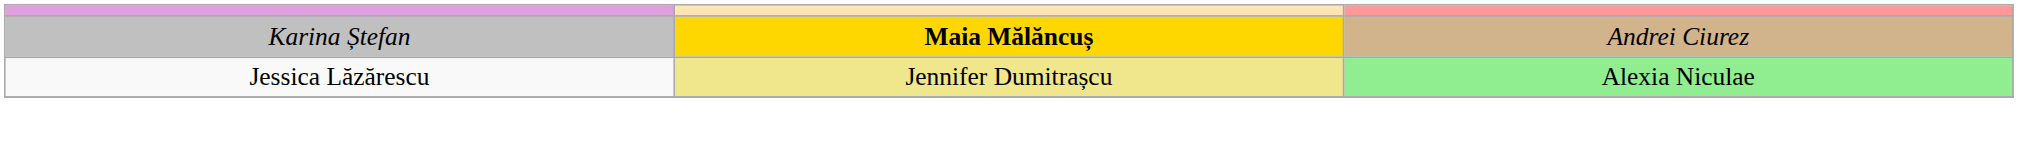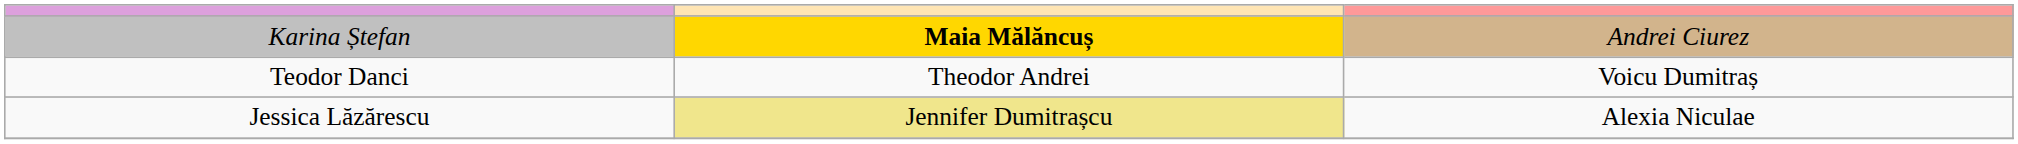+ row: (339, 76)
(1678, 76) lightgreen background -> (1678, 117) no background
